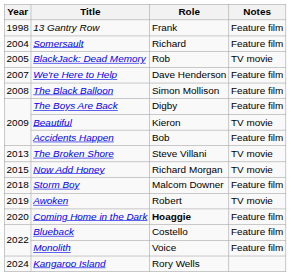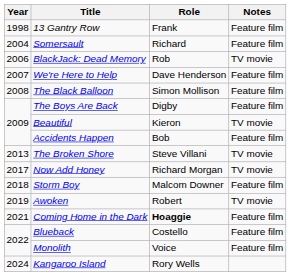(18, 59) 2005 -> (18, 59) 2006
(18, 169) 2015 -> (18, 169) 2017
(18, 216) 2020 -> (18, 216) 2021
